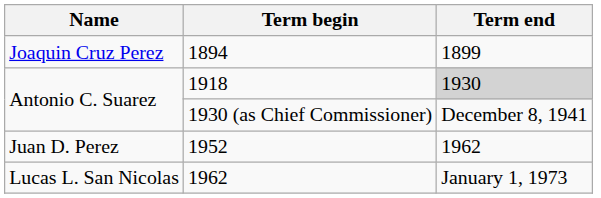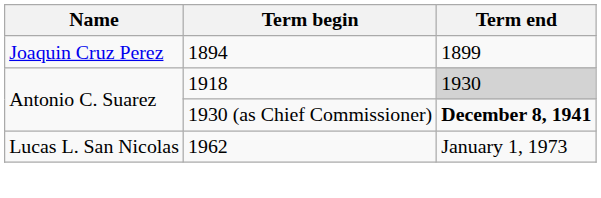(514, 114) normal -> (516, 114) bold
- row: (208, 146)
